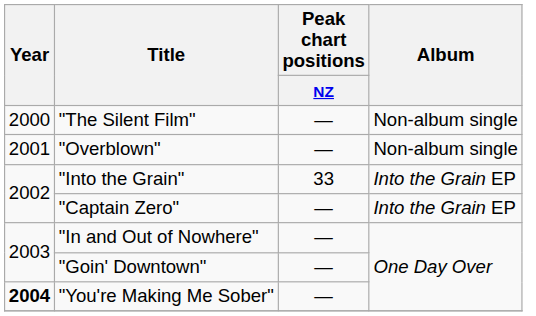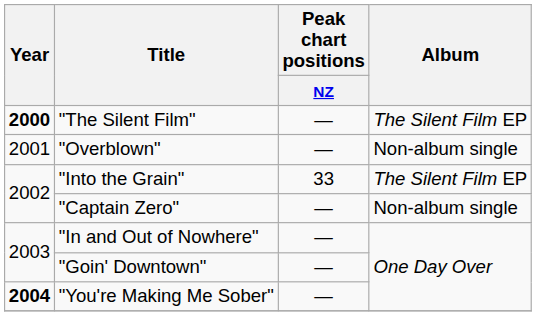(30, 119) normal -> (30, 119) bold
(446, 119) Non-album single -> (450, 119) The Silent Film EP
(445, 178) Into the Grain EP -> (450, 178) The Silent Film EP
(445, 208) Into the Grain EP -> (446, 208) Non-album single
